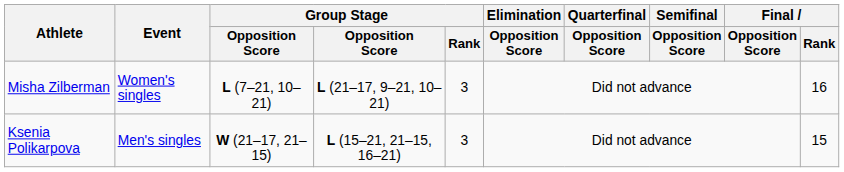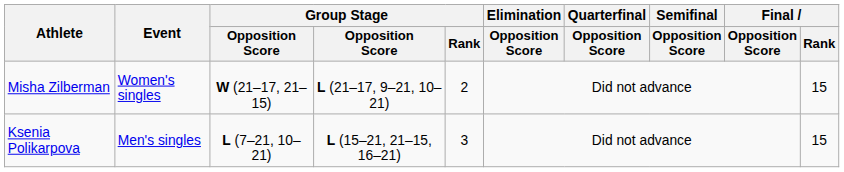(261, 96) L (7–21, 10–21) -> (261, 96) W (21–17, 21–15)
(464, 88) 3 -> (464, 88) 2
(819, 88) 16 -> (819, 88) 15
(261, 148) W (21–17, 21–15) -> (261, 148) L (7–21, 10–21)
